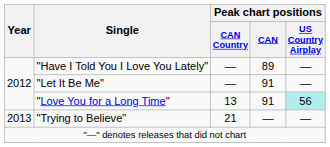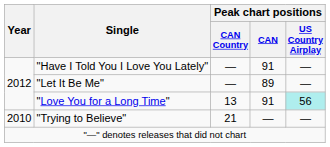(268, 66) 89 -> (268, 66) 91
(268, 83) 91 -> (268, 83) 89
(19, 118) 2013 -> (19, 118) 2010
